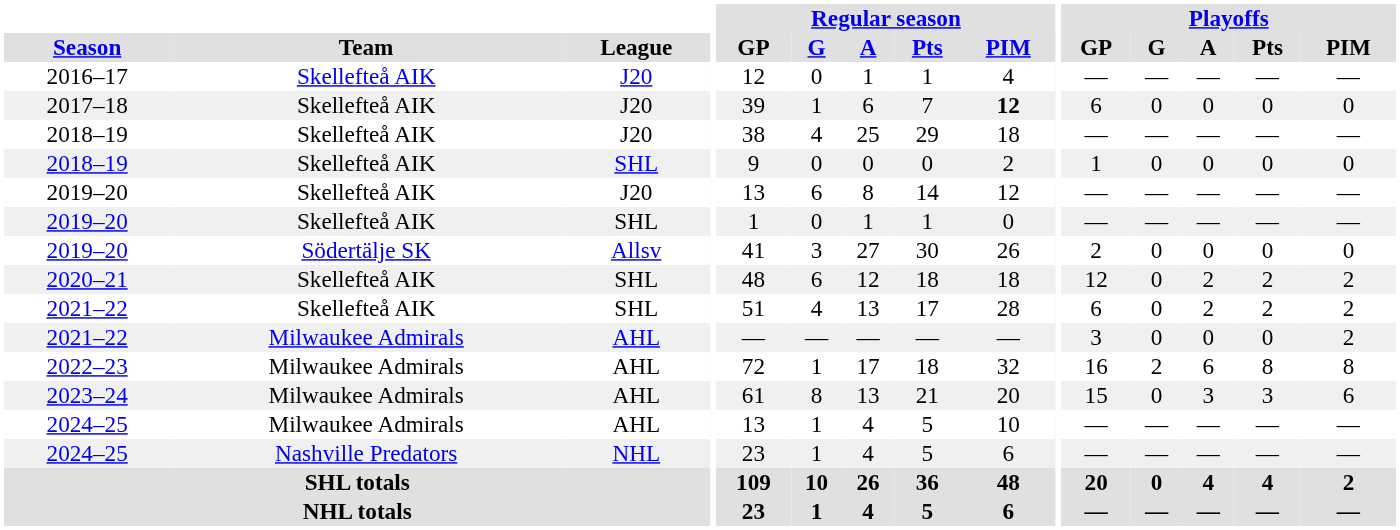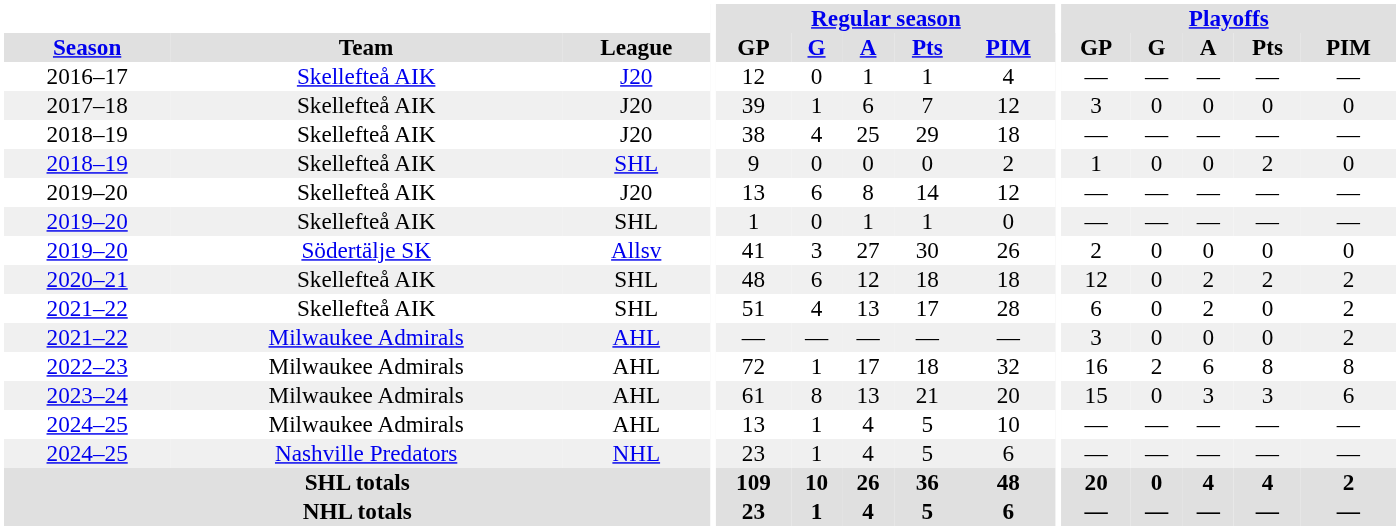(1008, 105) bold -> (1008, 105) normal
(1096, 105) 6 -> (1096, 105) 3
(1267, 163) 0 -> (1267, 163) 2
(1267, 308) 2 -> (1267, 308) 0
